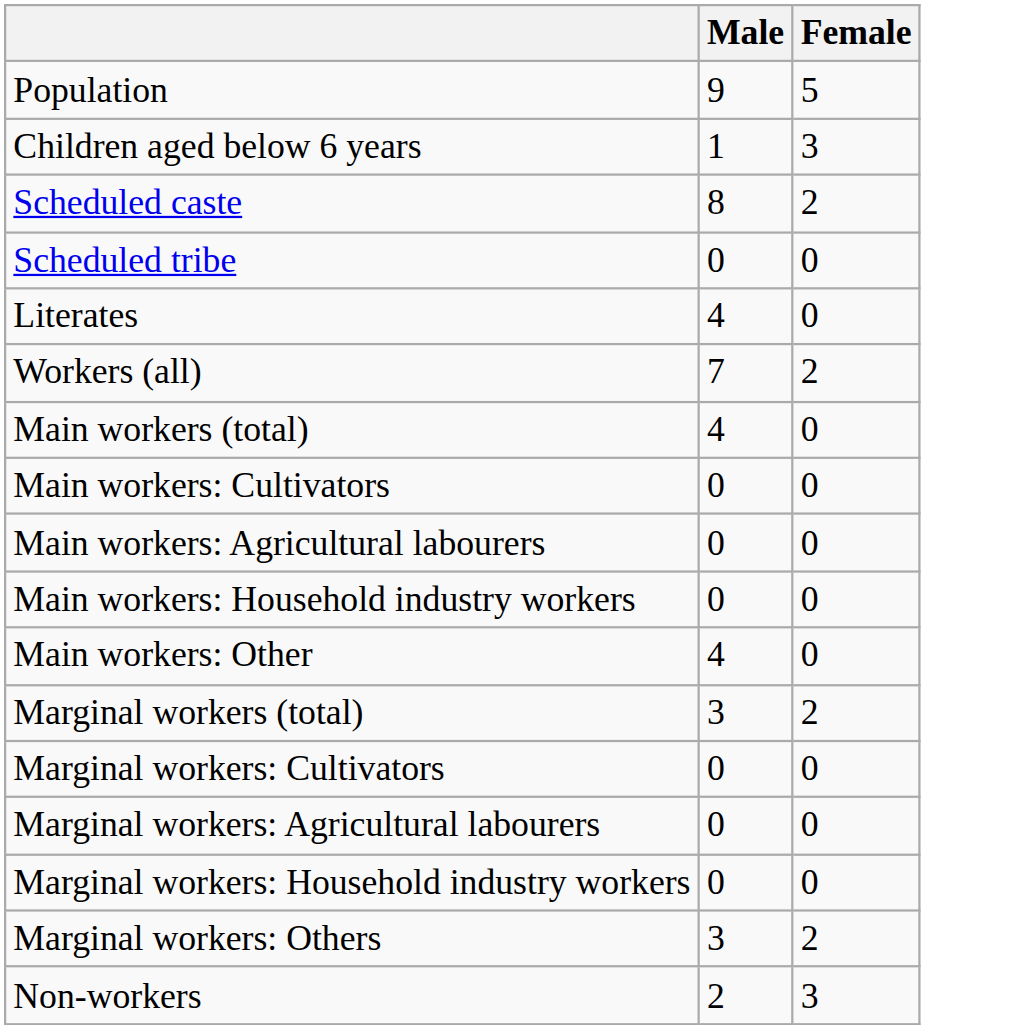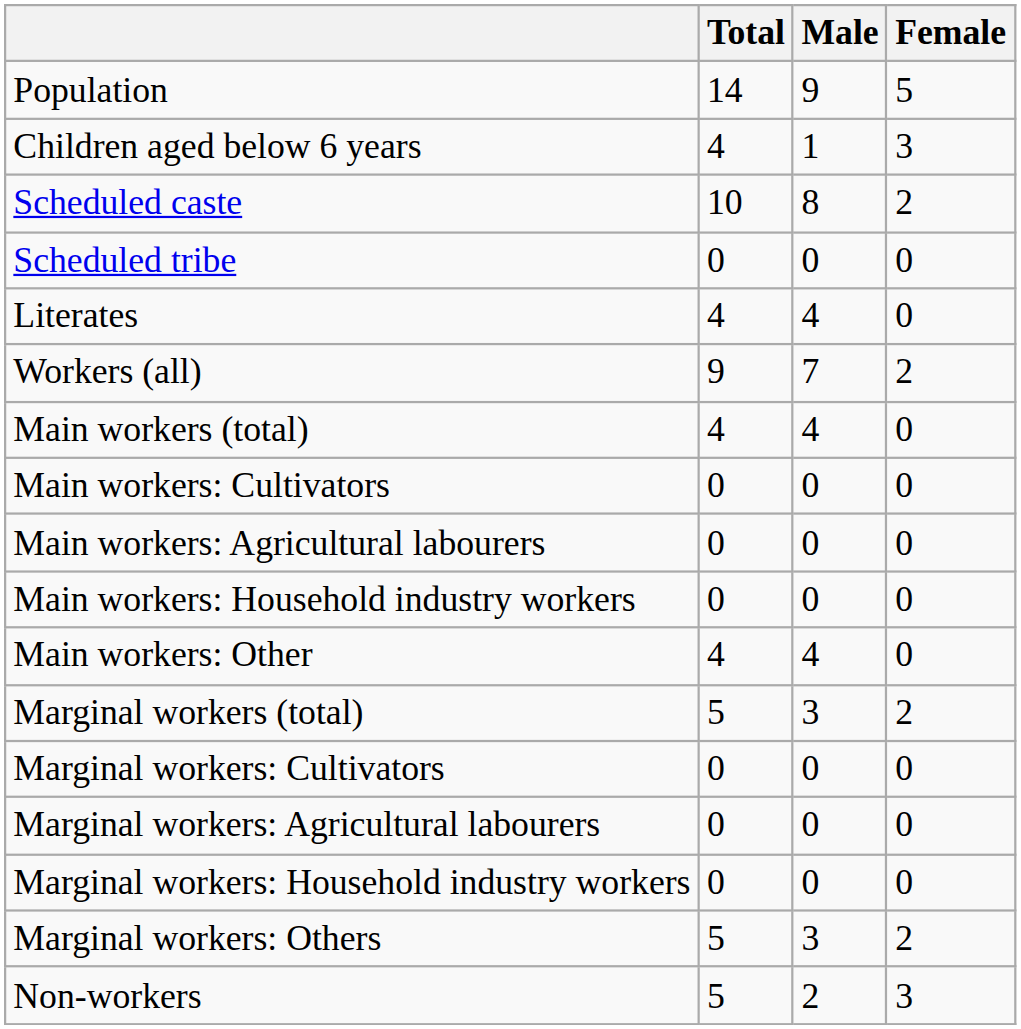+ column: (746, 32)
